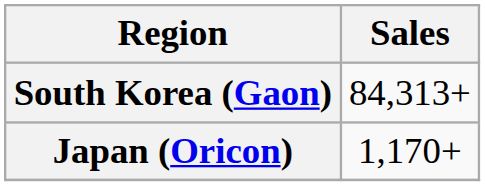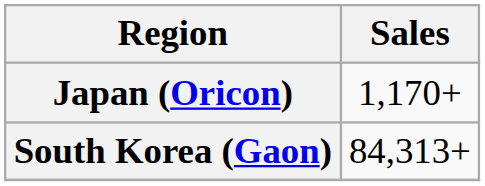rows swapped: (173, 92) <-> (173, 150)
